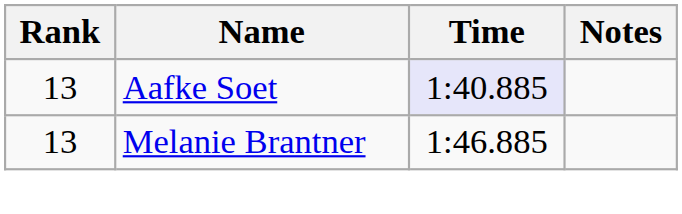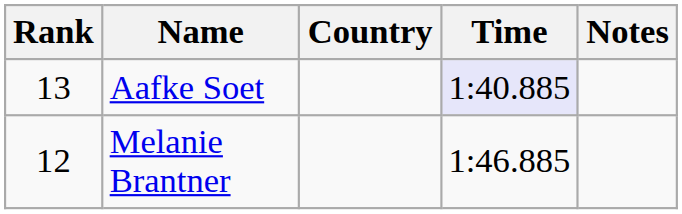+ column: (370, 31)
(60, 141) 13 -> (53, 160) 12
